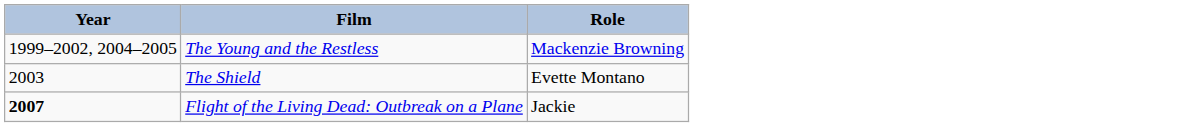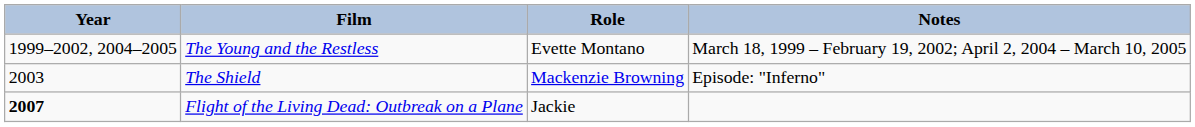+ column: (939, 19)
(608, 48) Mackenzie Browning -> (588, 48) Evette Montano
(588, 77) Evette Montano -> (608, 77) Mackenzie Browning
